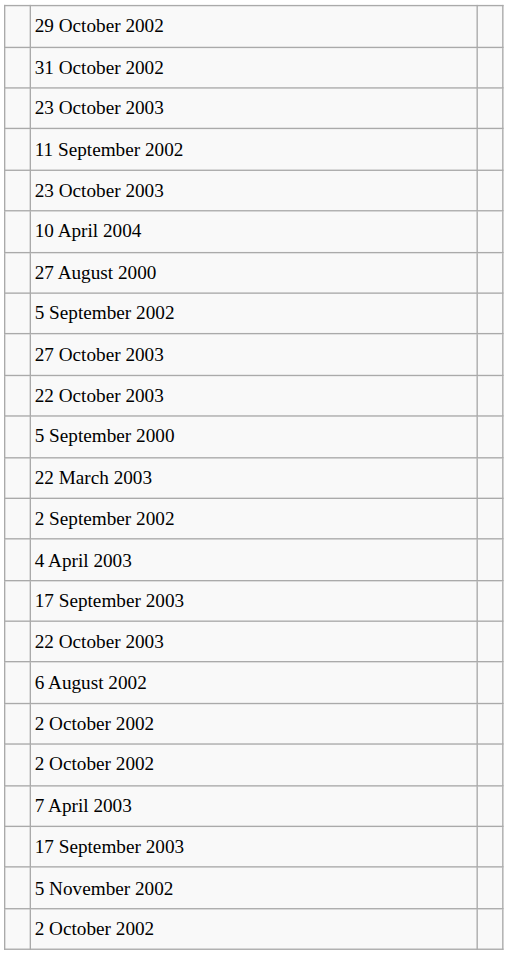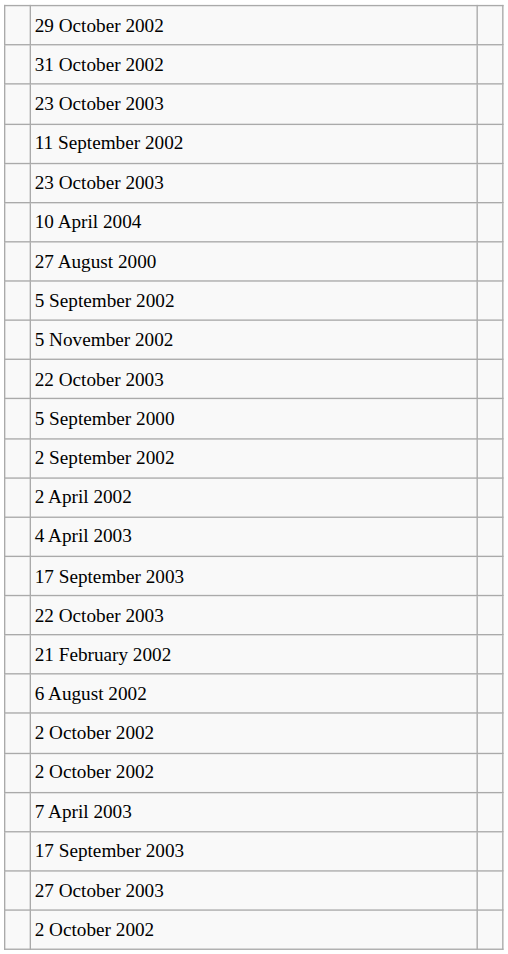rows swapped: (17, 888) <-> (17, 355)
- row: (17, 478)
+ row: (17, 497)
+ row: (17, 655)
